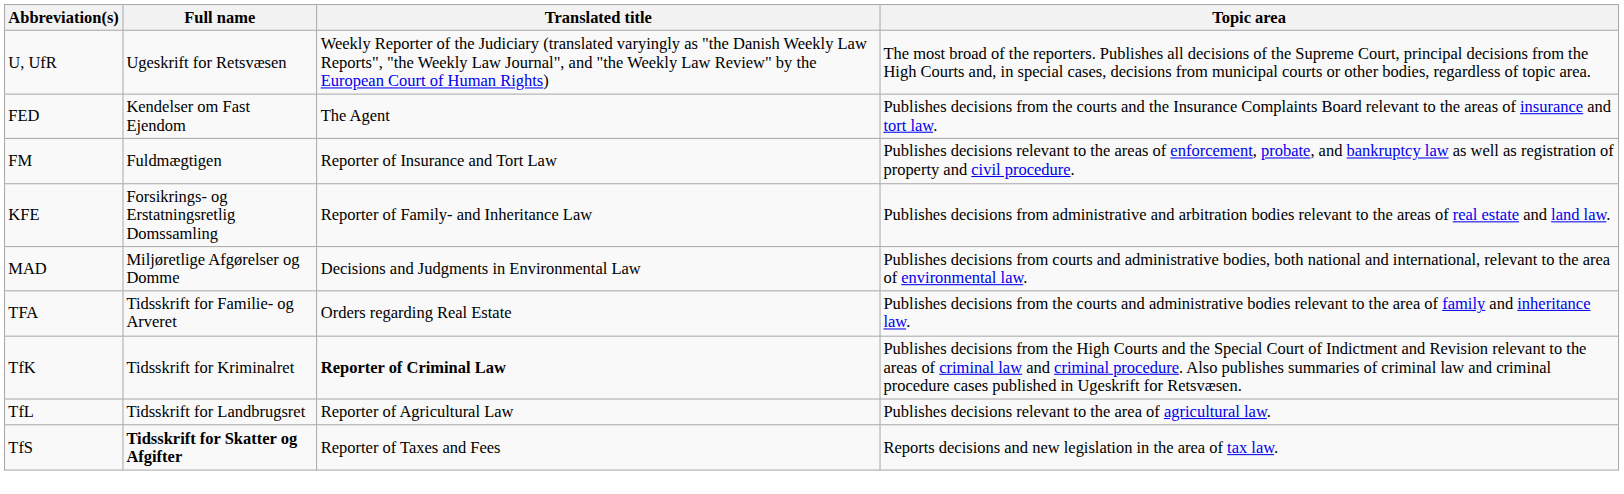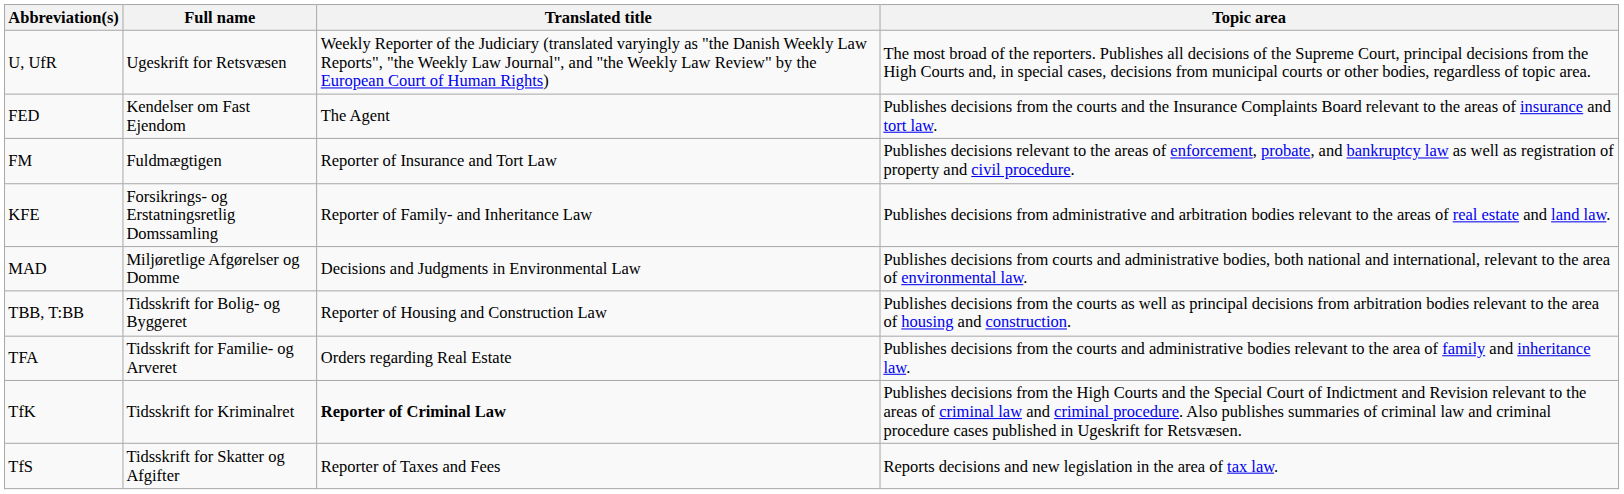+ row: (46, 313)
- row: (21, 412)
(212, 447) bold -> (206, 466) normal
